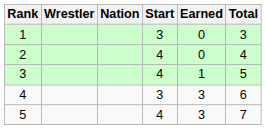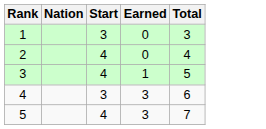- column: (69, 14)
